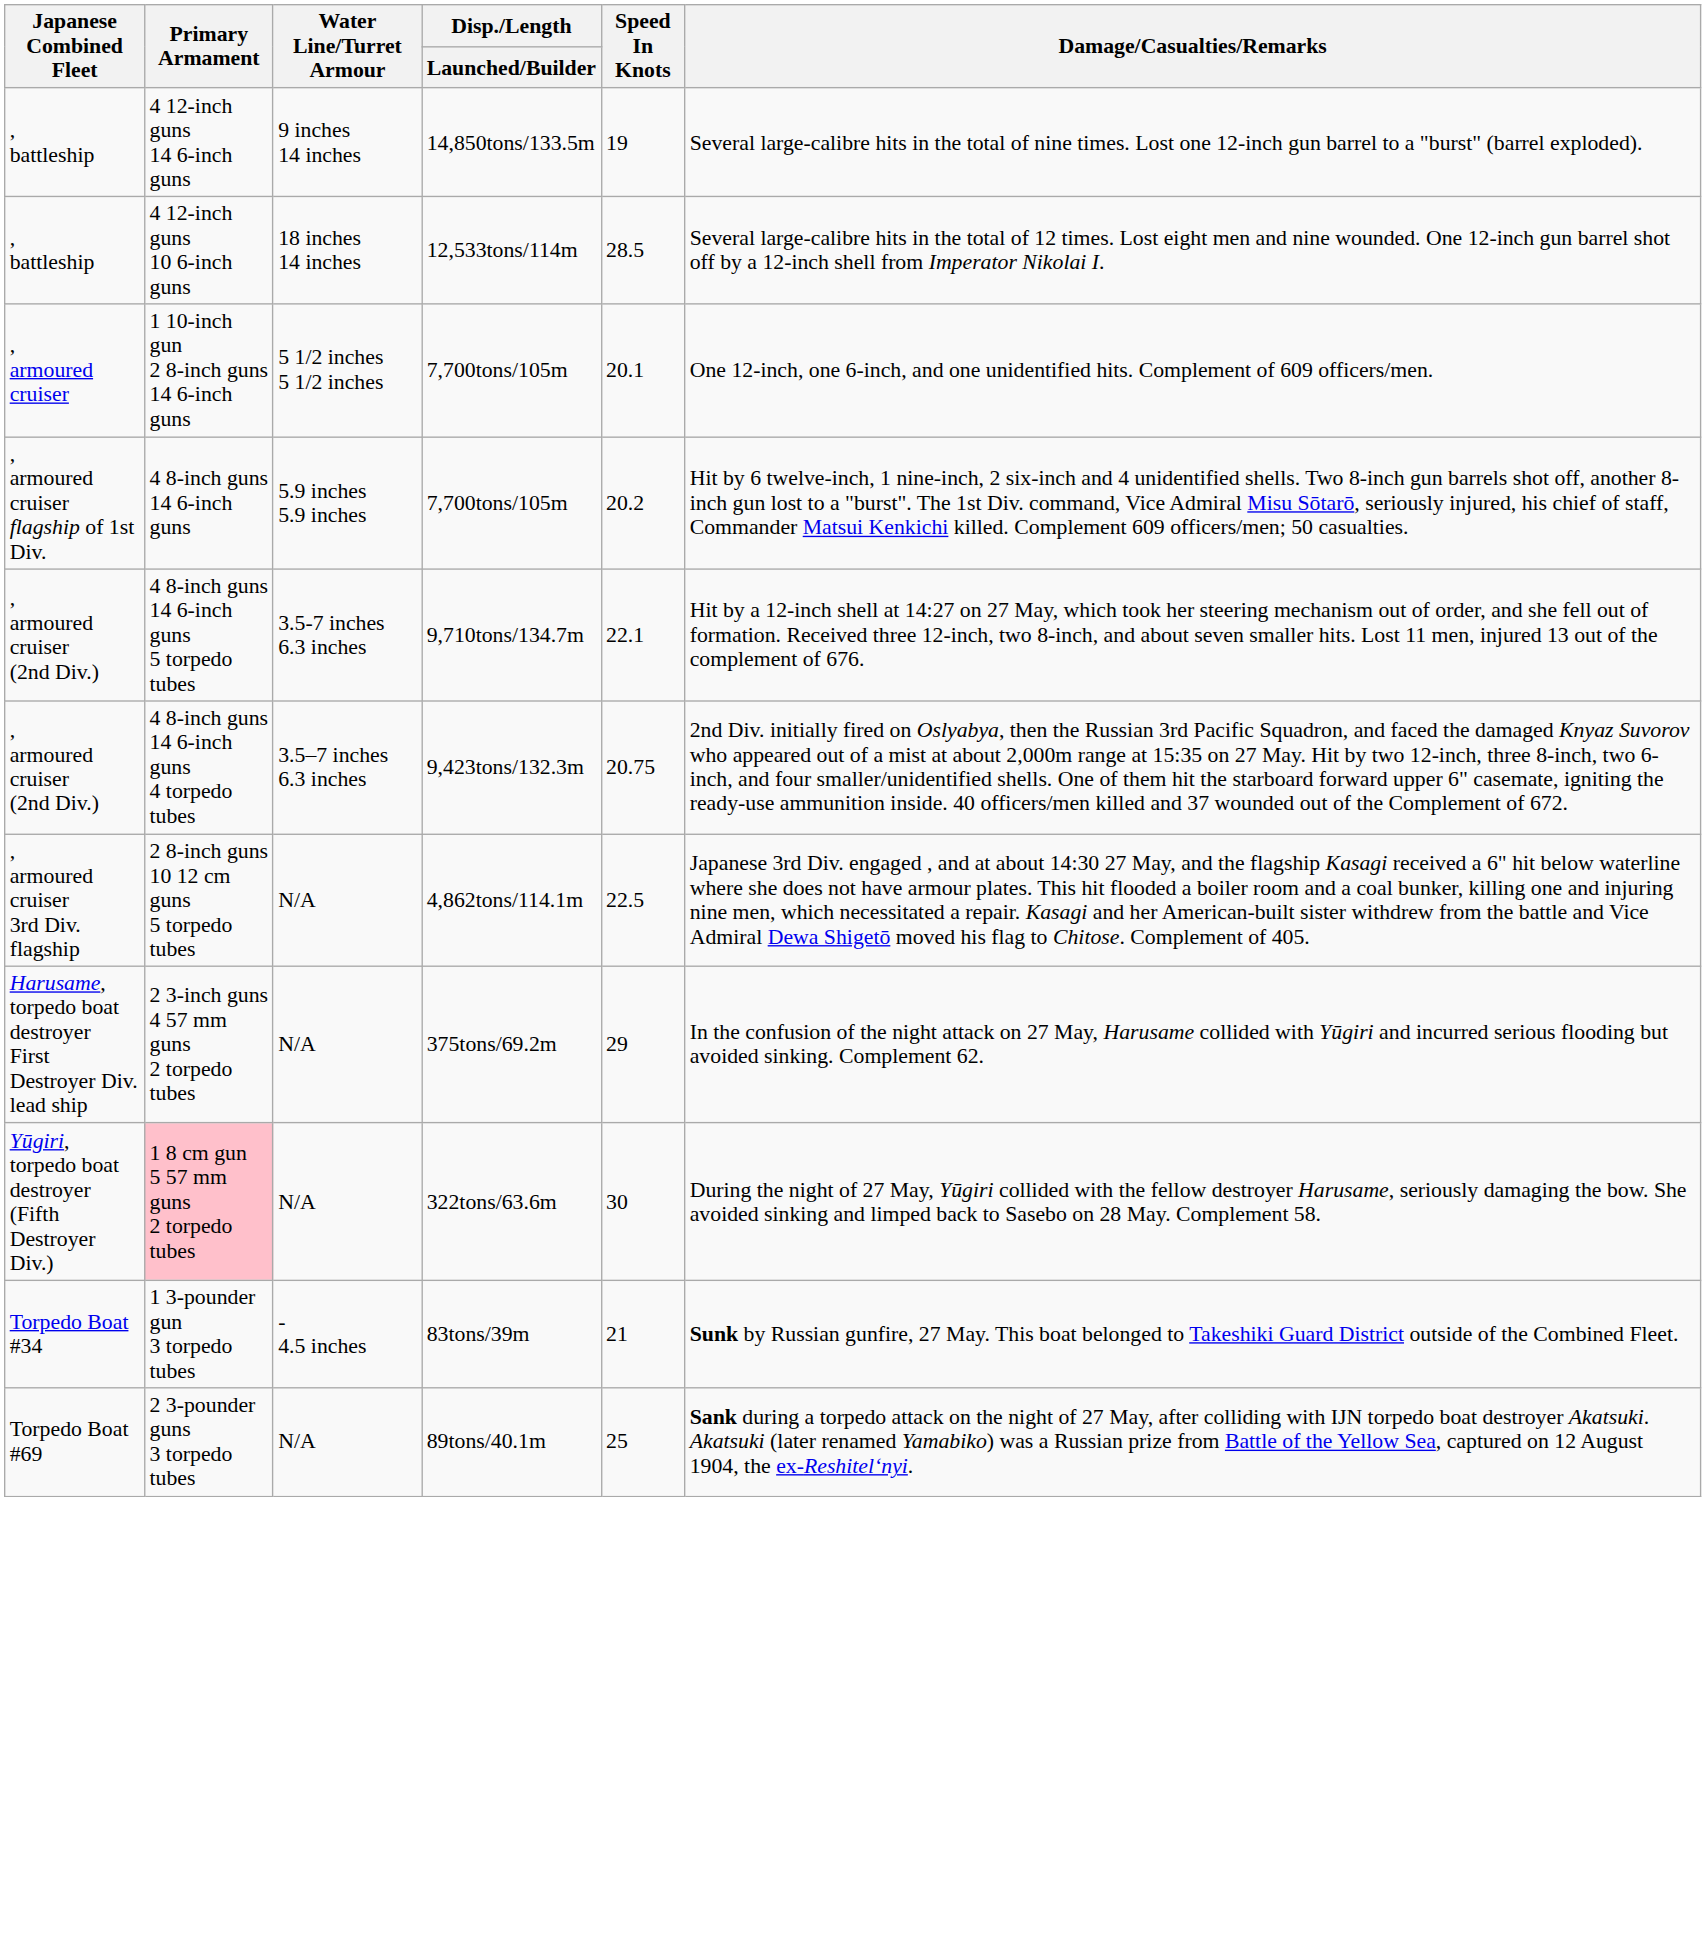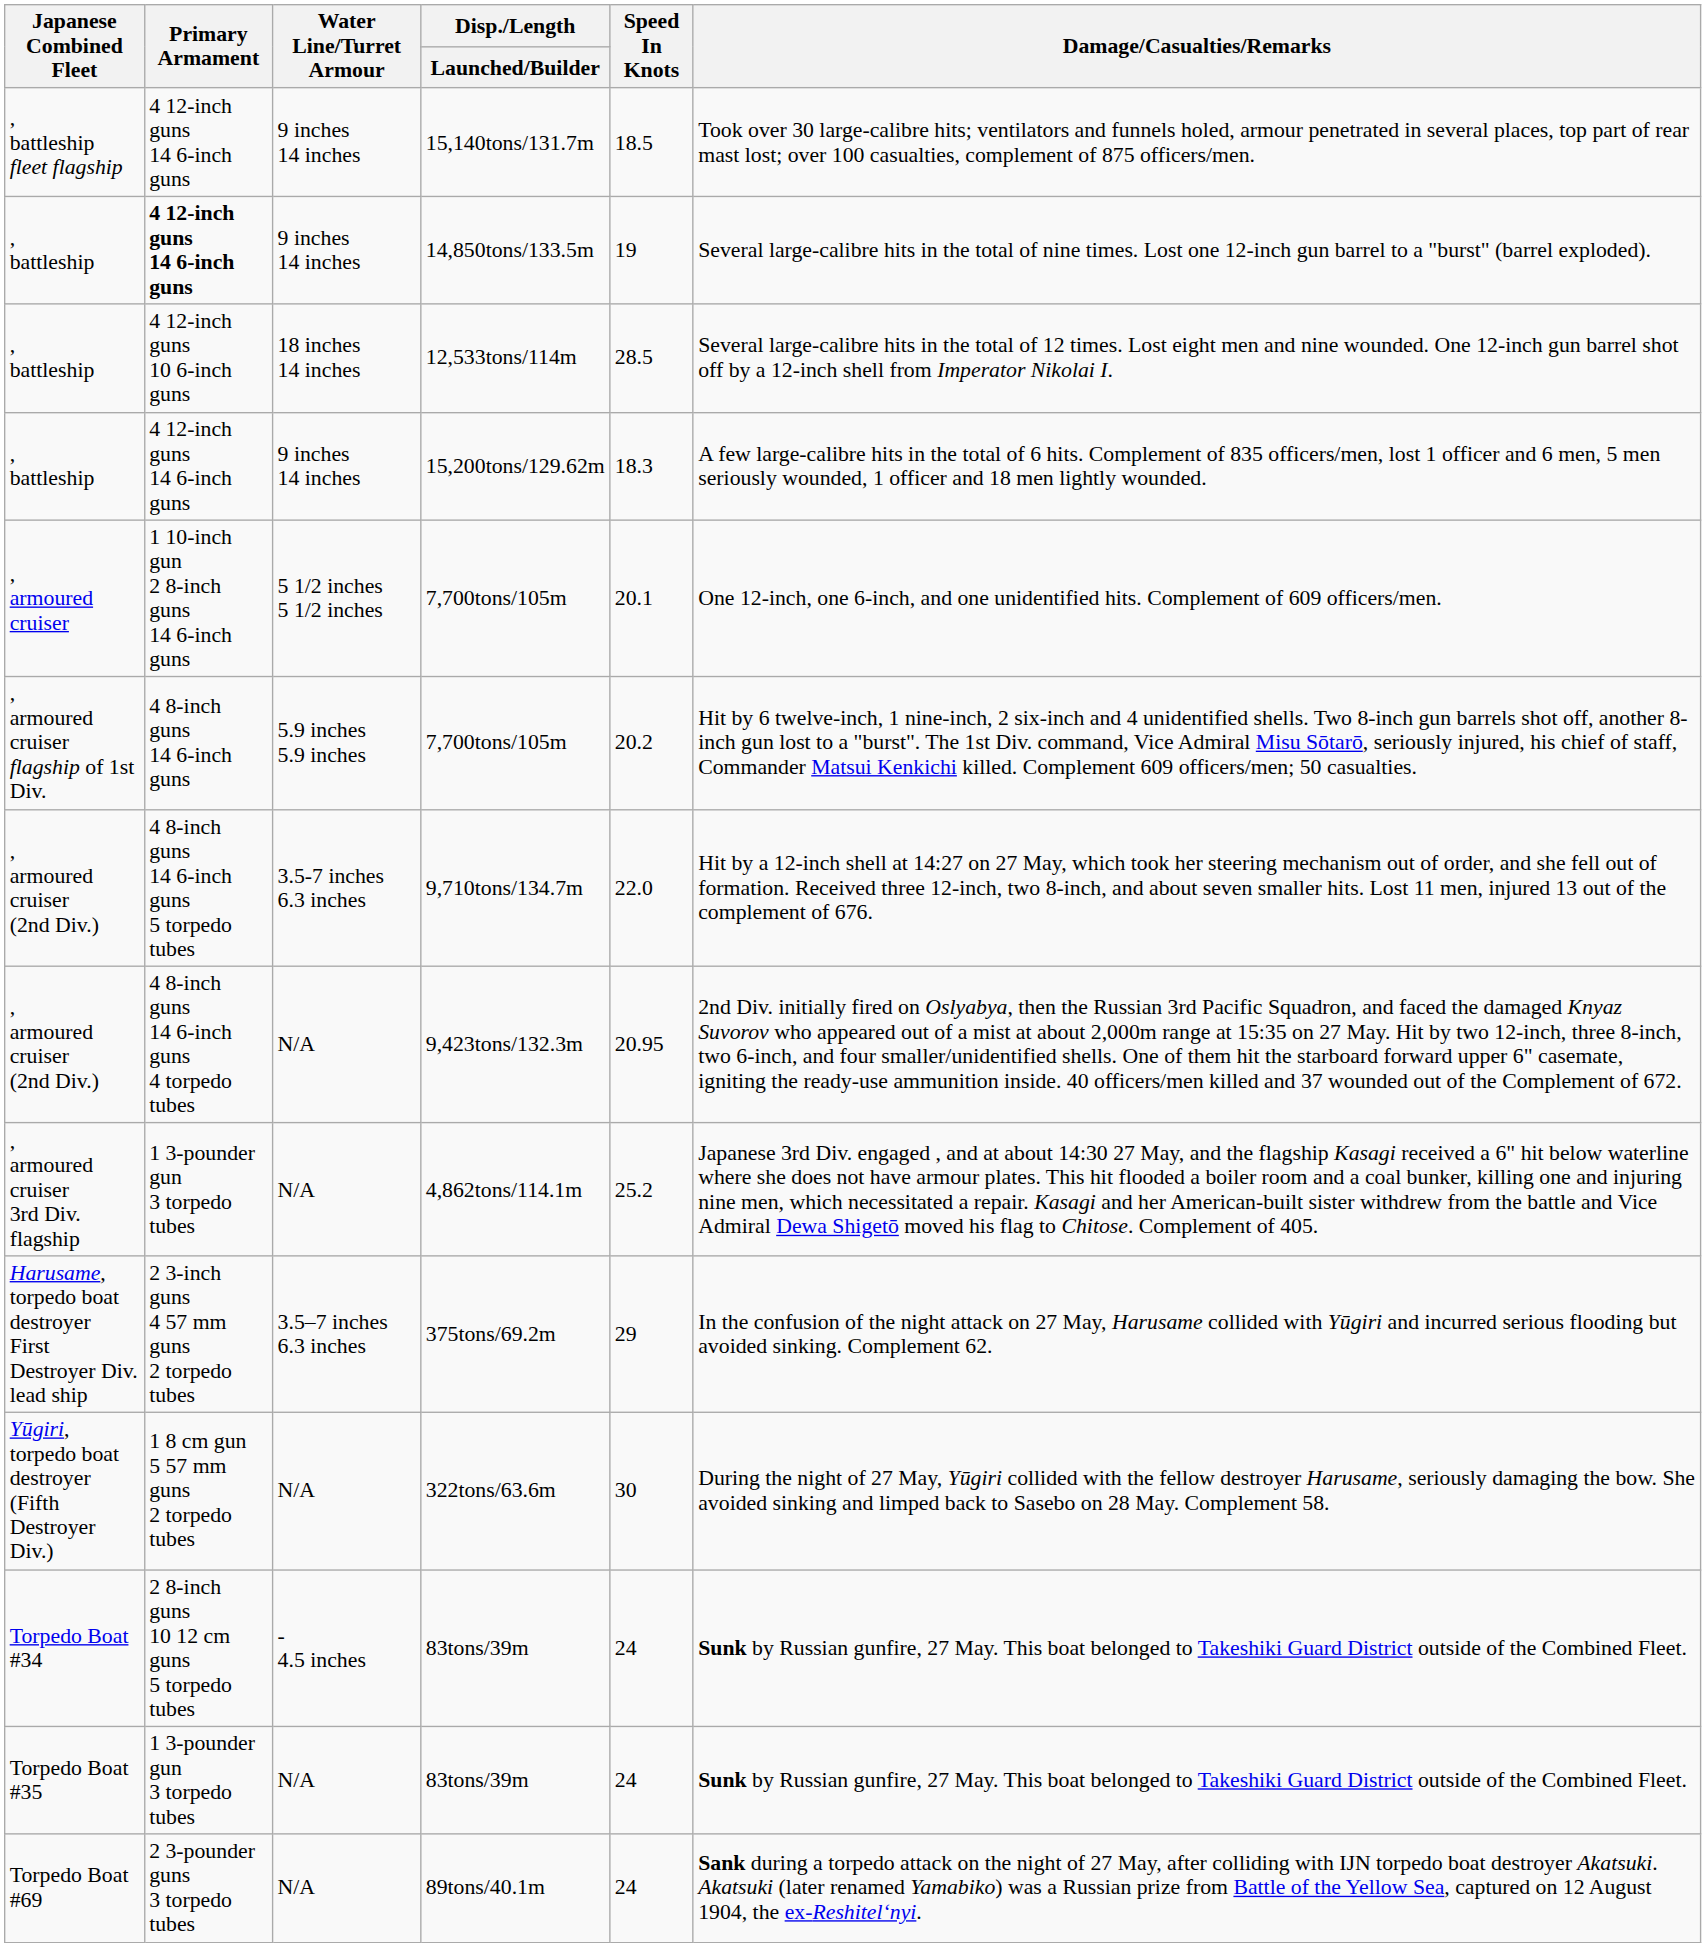+ row: (66, 141)
(191, 141) normal -> (192, 249) bold
+ row: (52, 465)
(625, 634) 22.1 -> (634, 887) 22.0
(333, 767) 3.5–7 inches 6.3 inches -> (296, 1044) N/A
(631, 767) 20.75 -> (639, 1044) 20.95
(209, 899) 2 8-inch guns 10 12 cm guns 5 torpedo tubes -> (202, 1189) 1 3-pounder gun 3 torpedo tubes
(625, 899) 22.5 -> (634, 1189) 25.2
(297, 1044) N/A -> (333, 1333) 3.5–7 inches 6.3 inches
(198, 1201) pink background -> (198, 1490) no background
(202, 1333) 1 3-pounder gun 3 torpedo tubes -> (191, 1647) 2 8-inch guns 10 12 cm guns 5 torpedo tubes
(617, 1333) 21 -> (626, 1647) 24
+ row: (69, 1780)
(617, 1441) 25 -> (626, 1888) 24
